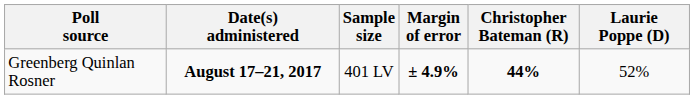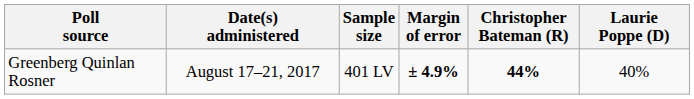(253, 71) bold -> (253, 71) normal
(634, 71) 52% -> (634, 71) 40%
